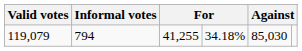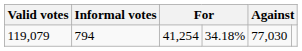(181, 35) 41,255 -> (181, 35) 41,254
(269, 35) 85,030 -> (269, 35) 77,030
